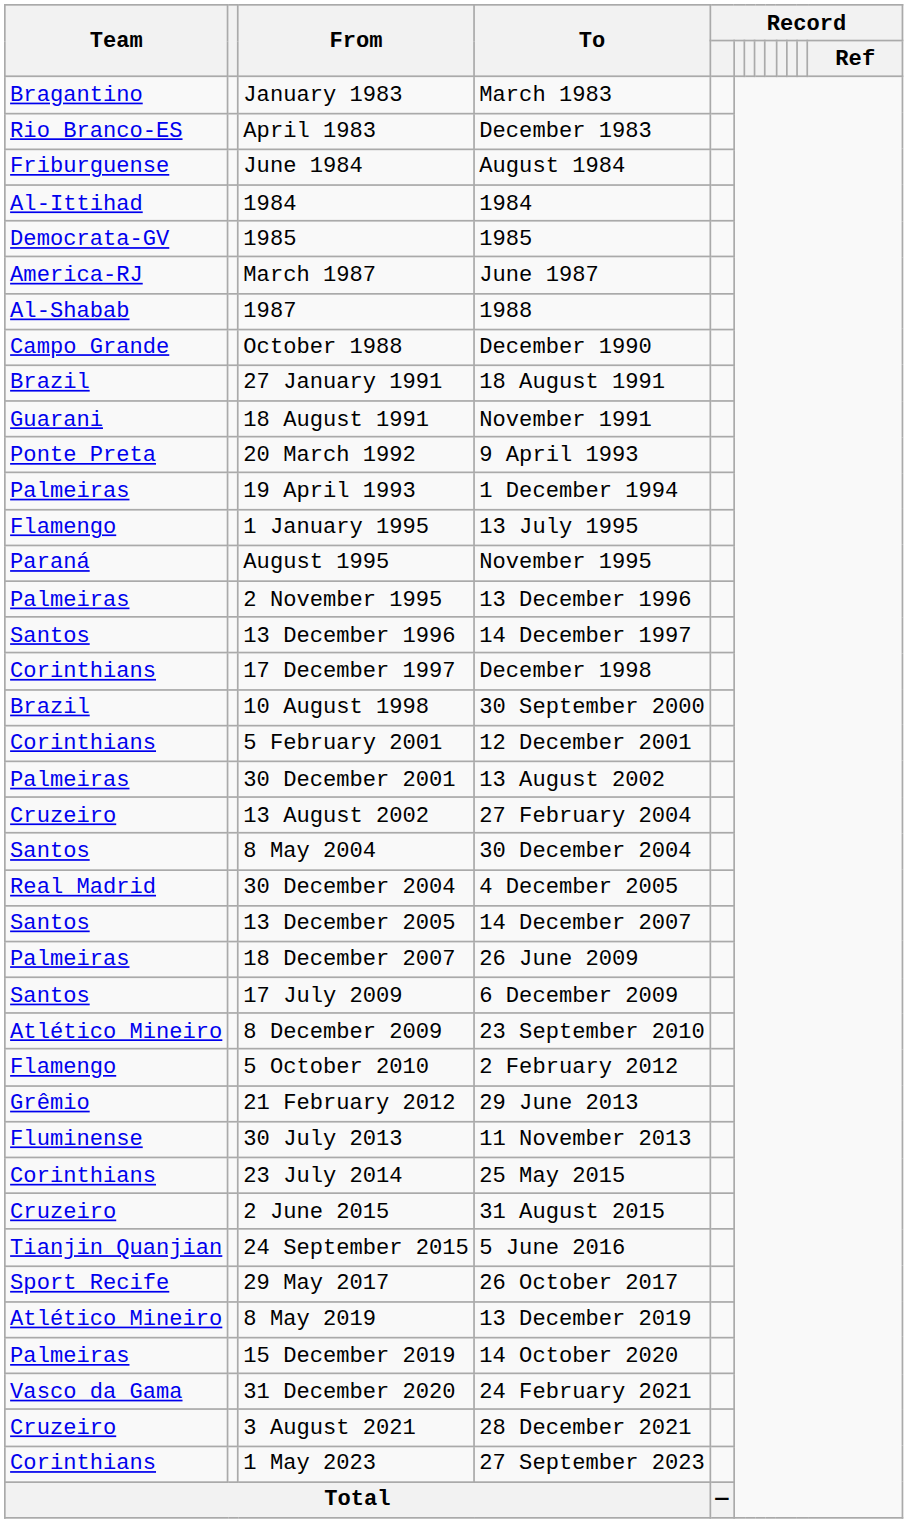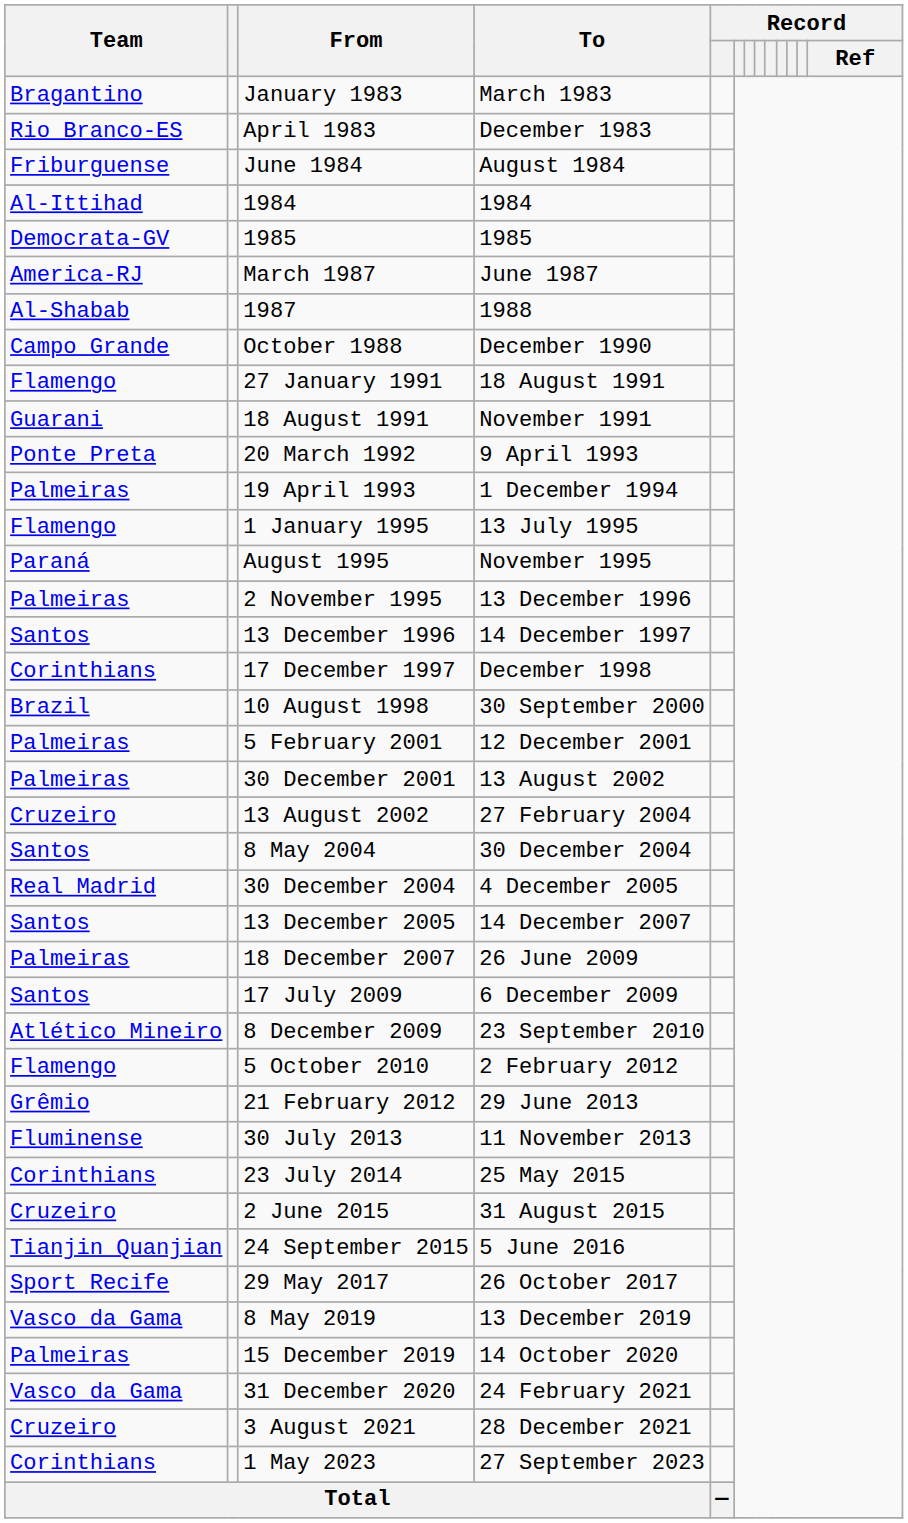(50, 383) Brazil -> (63, 383) Flamengo
(83, 743) Corinthians -> (70, 743) Palmeiras
(116, 1320) Atlético Mineiro -> (96, 1320) Vasco da Gama
